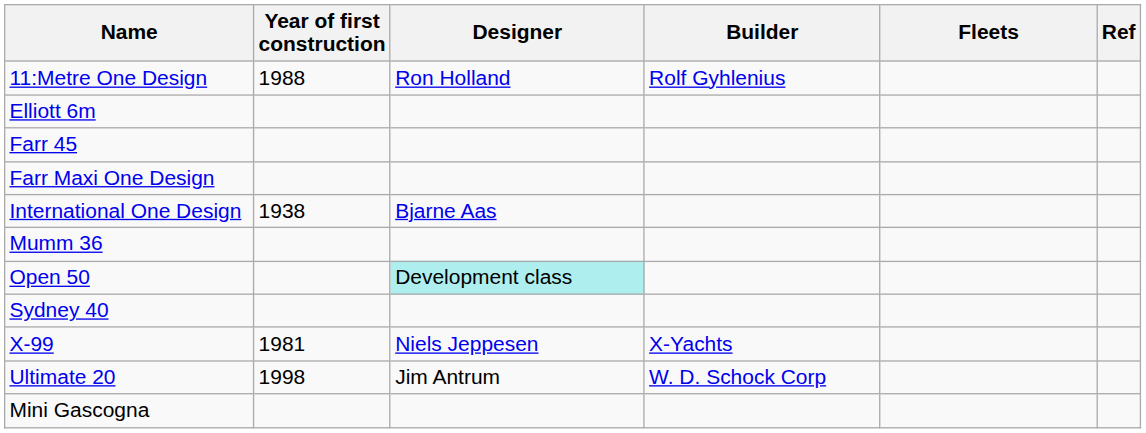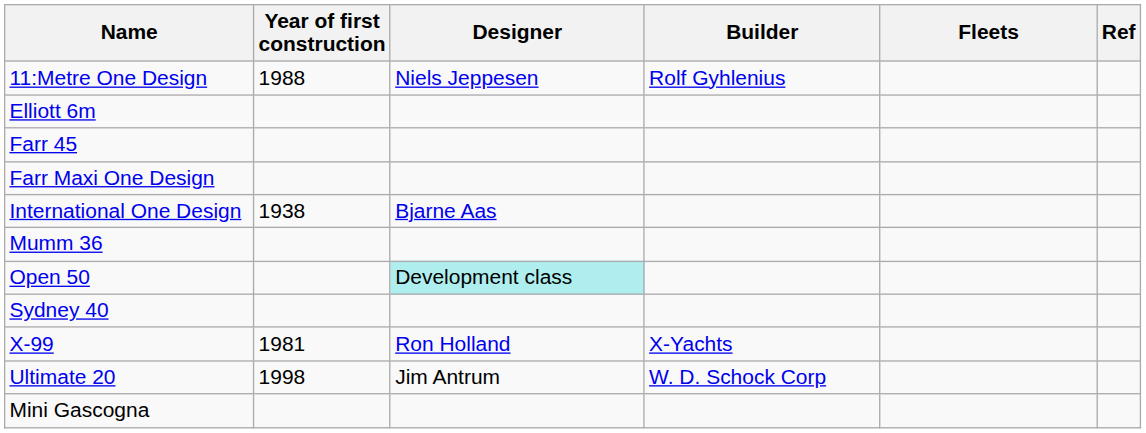(453, 77) Ron Holland -> (467, 77) Niels Jeppesen
(467, 343) Niels Jeppesen -> (453, 343) Ron Holland
